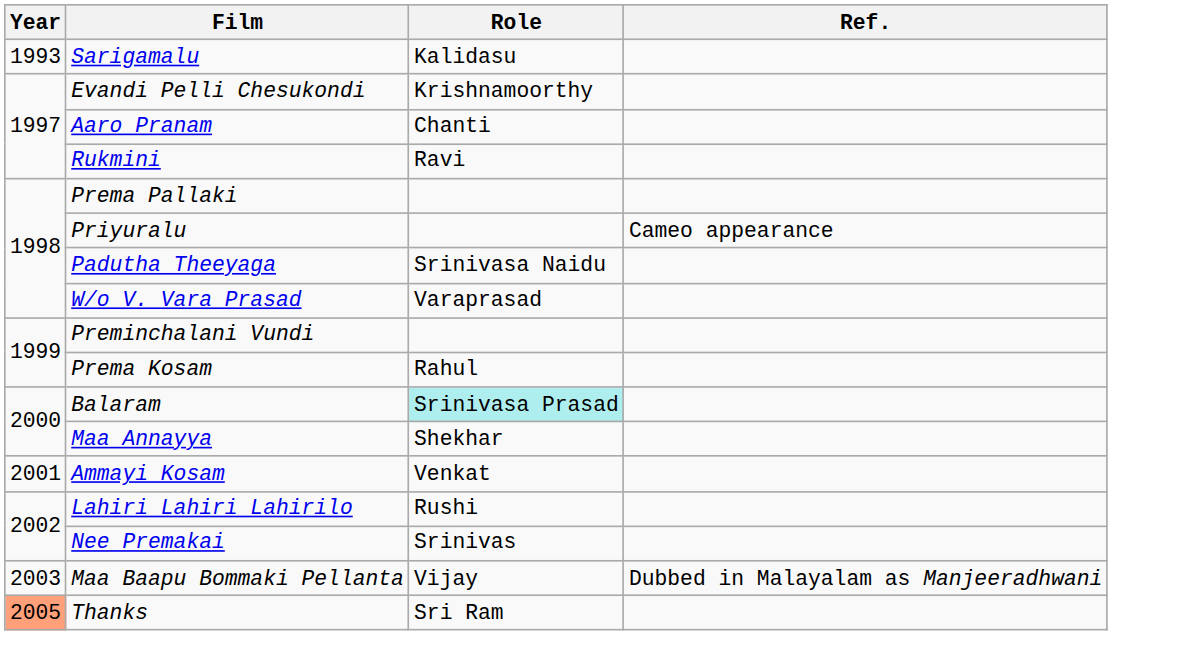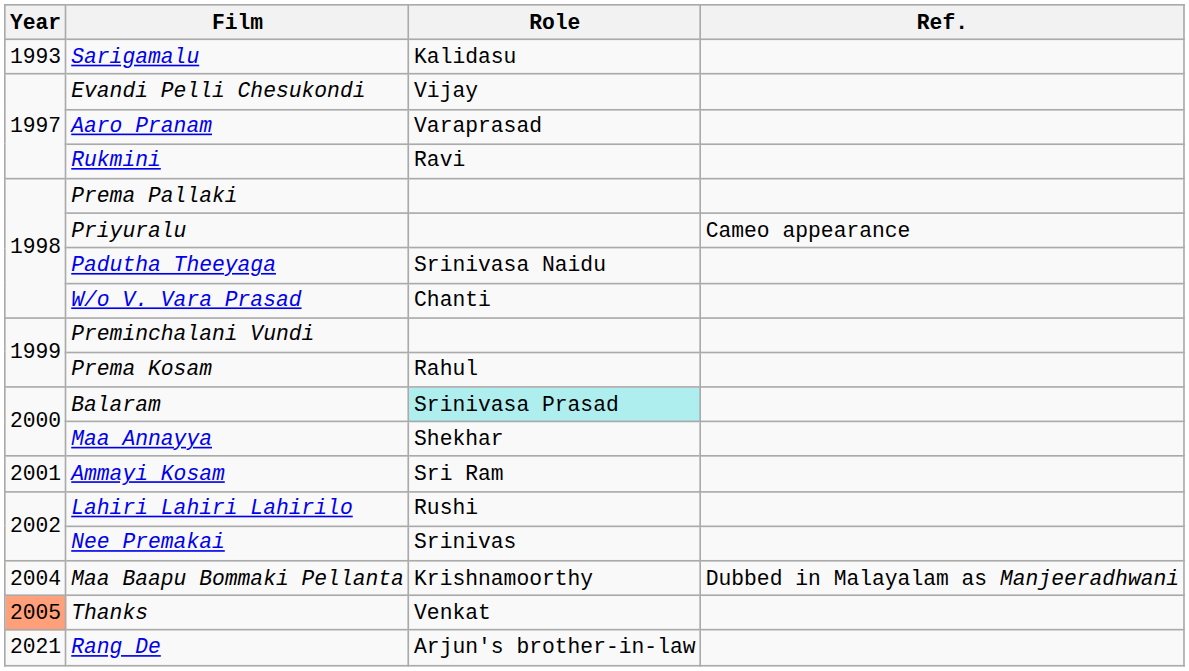(504, 92) Krishnamoorthy -> (446, 92) Vijay
(452, 126) Chanti -> (478, 126) Varaprasad
(478, 300) Varaprasad -> (452, 300) Chanti
(452, 474) Venkat -> (459, 474) Sri Ram
(35, 578) 2003 -> (35, 578) 2004
(446, 578) Vijay -> (504, 578) Krishnamoorthy
(459, 613) Sri Ram -> (452, 613) Venkat
+ row: (116, 648)
